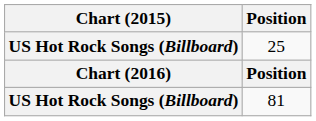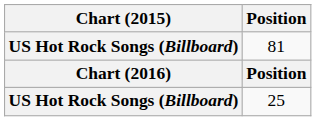rows swapped: (276, 101) <-> (276, 45)
